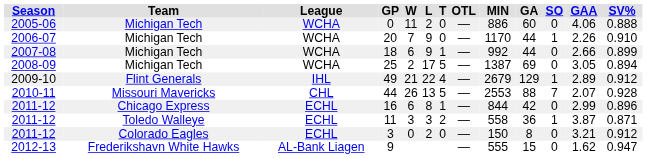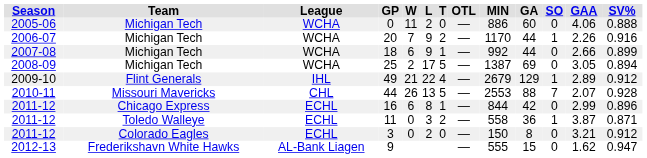(443, 38) 0 -> (443, 38) 2
(622, 38) 0.910 -> (622, 38) 0.916
(411, 120) 3 -> (411, 120) 0
